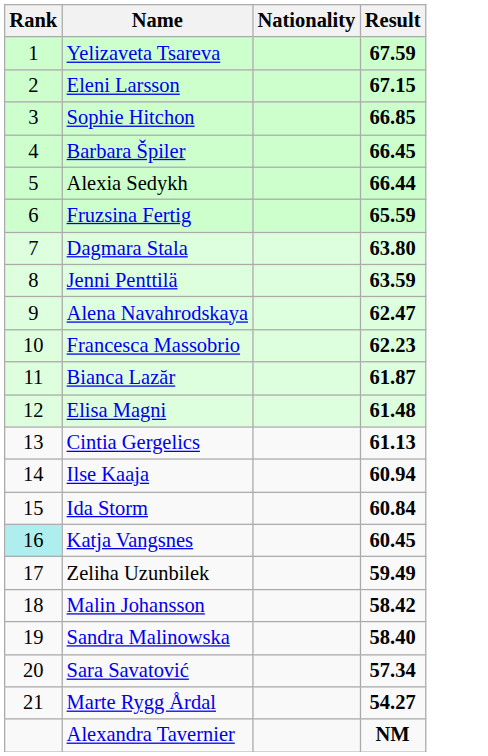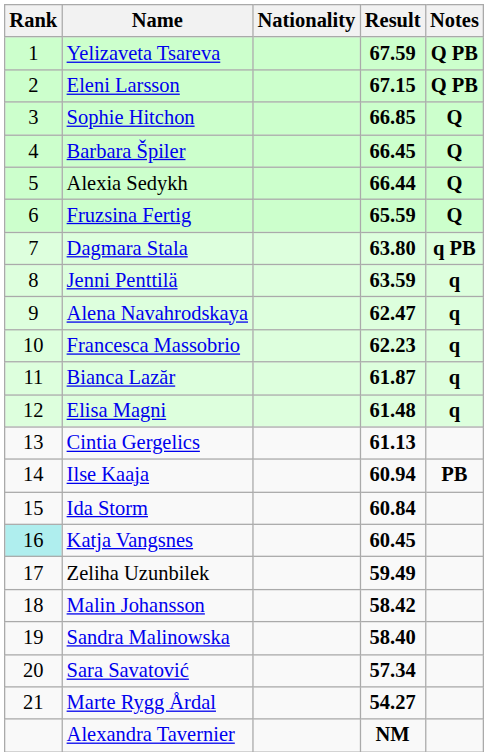+ column: (454, 20)
